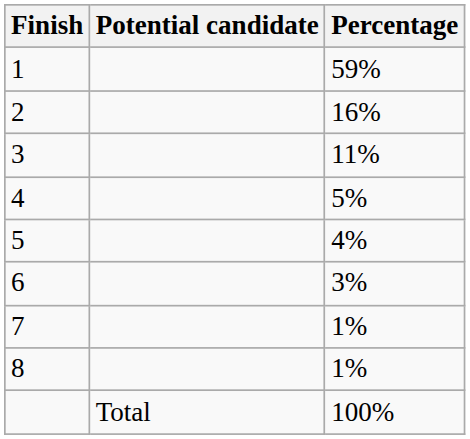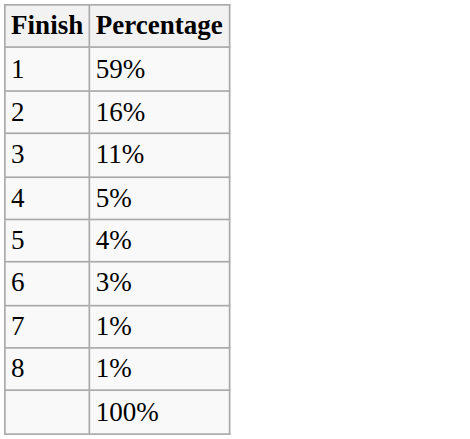- column: (207, 25)
